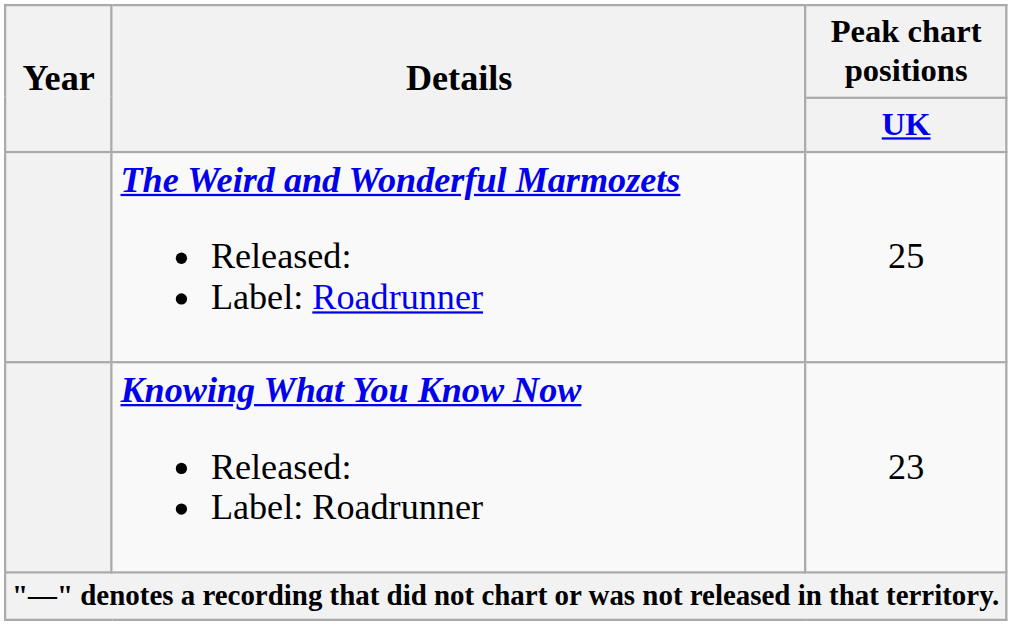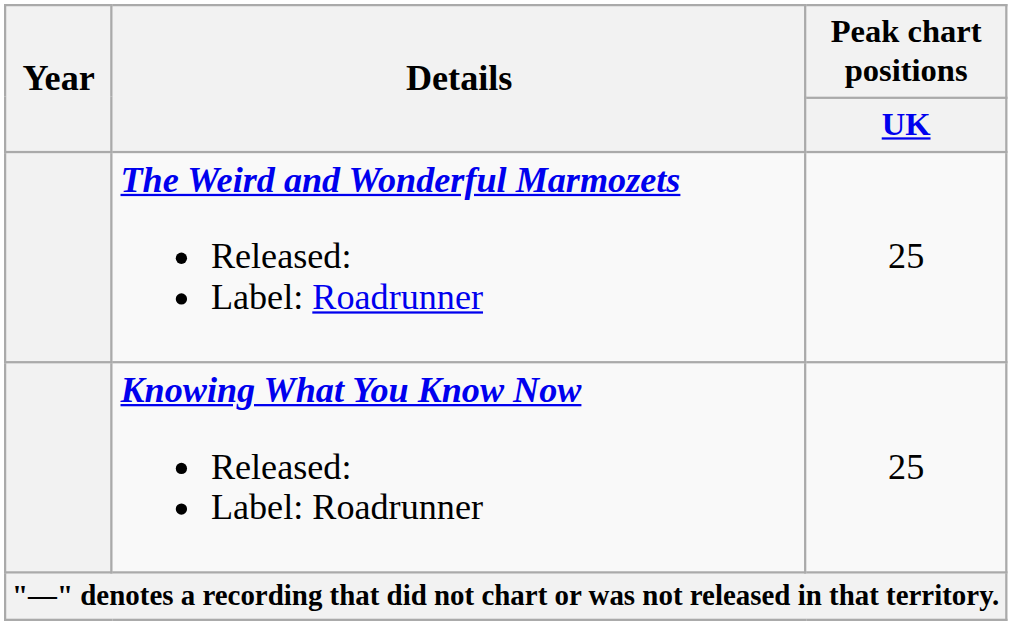(906, 466) 23 -> (906, 466) 25
